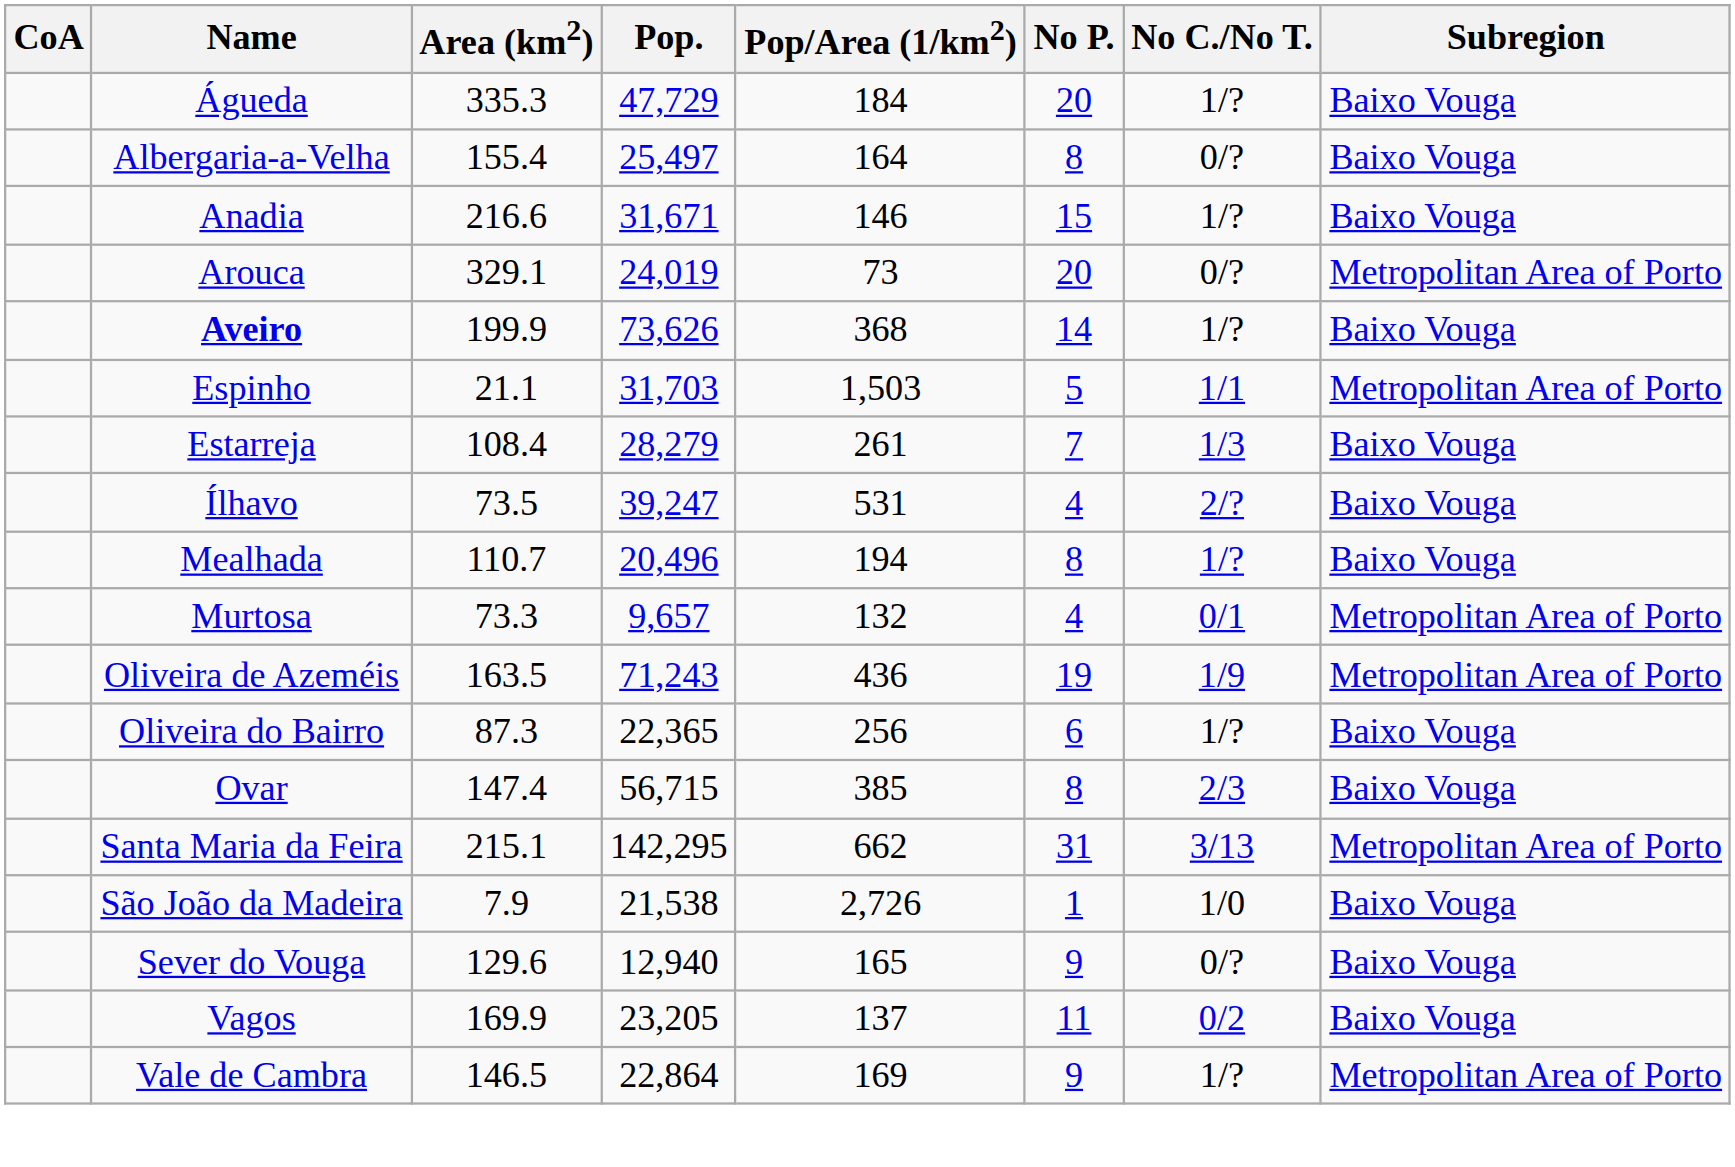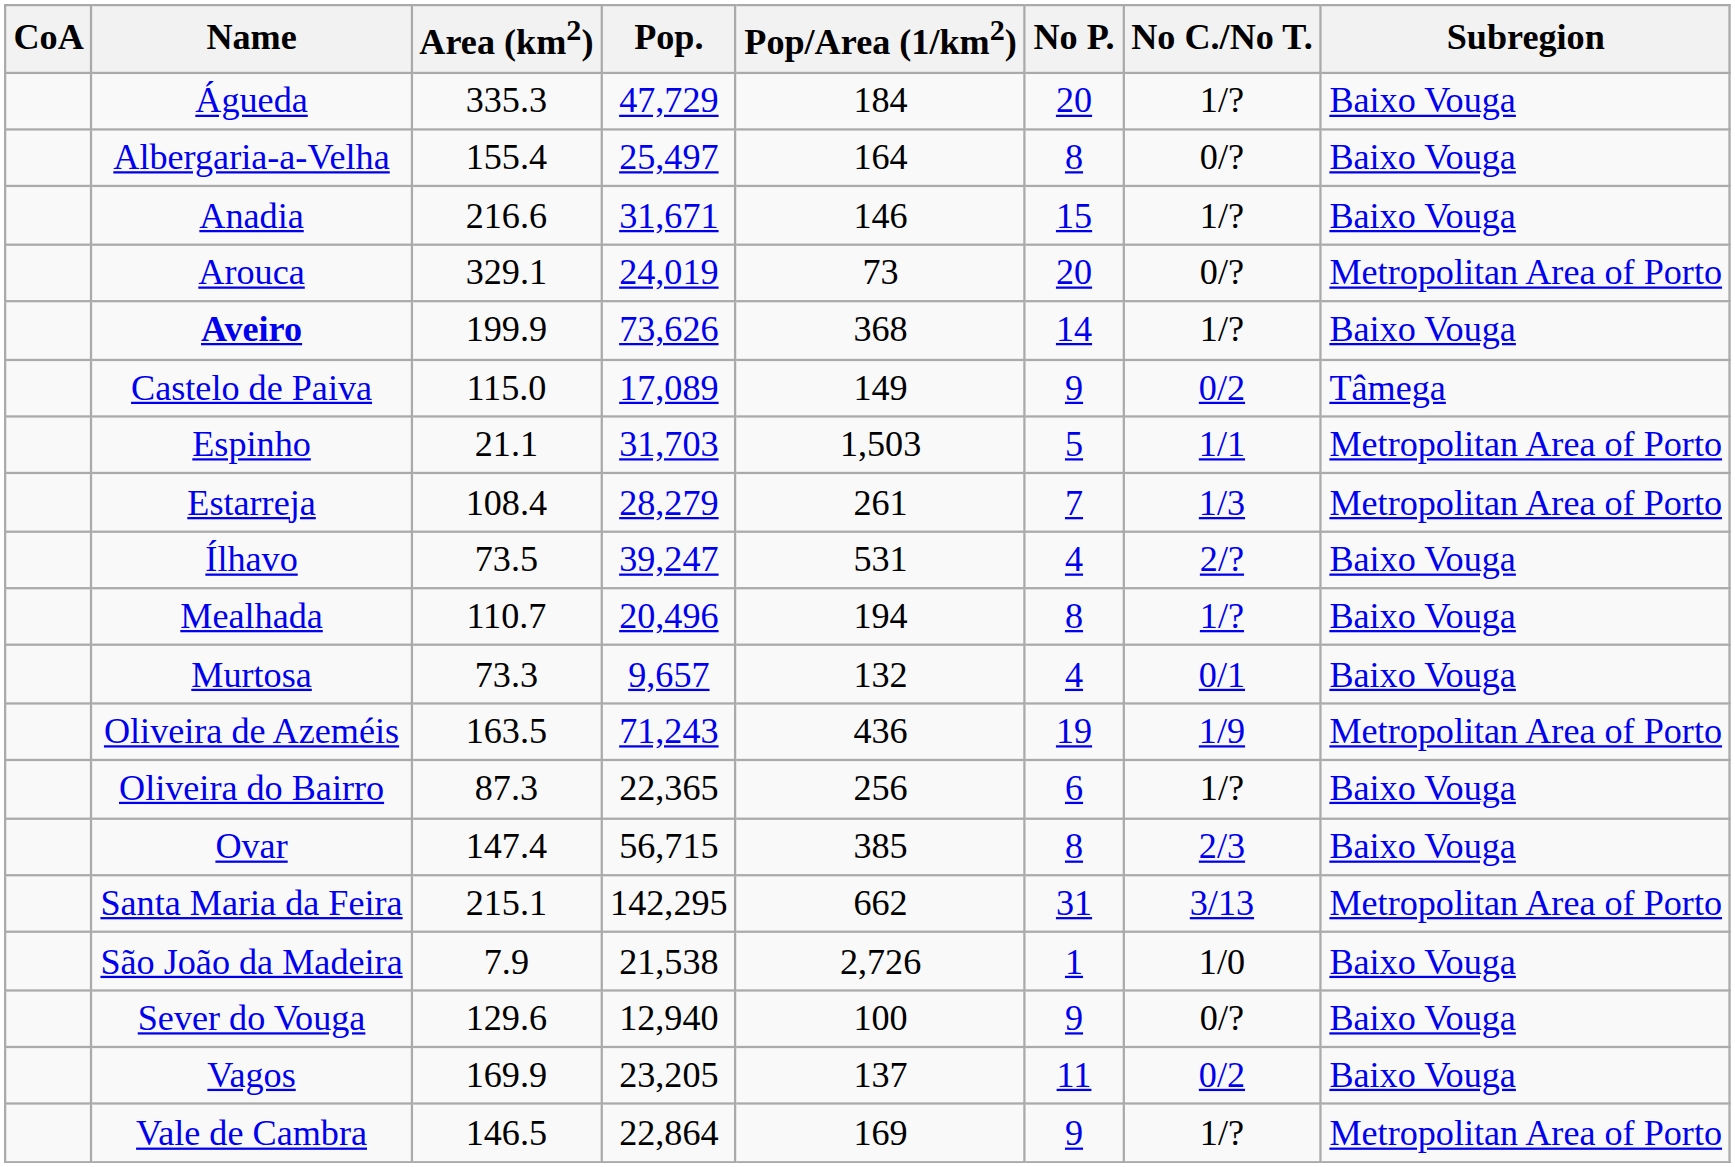+ row: (252, 387)
(1423, 444) Baixo Vouga -> (1526, 501) Metropolitan Area of Porto
(1526, 616) Metropolitan Area of Porto -> (1423, 673) Baixo Vouga
(881, 960) 165 -> (881, 1017) 100
